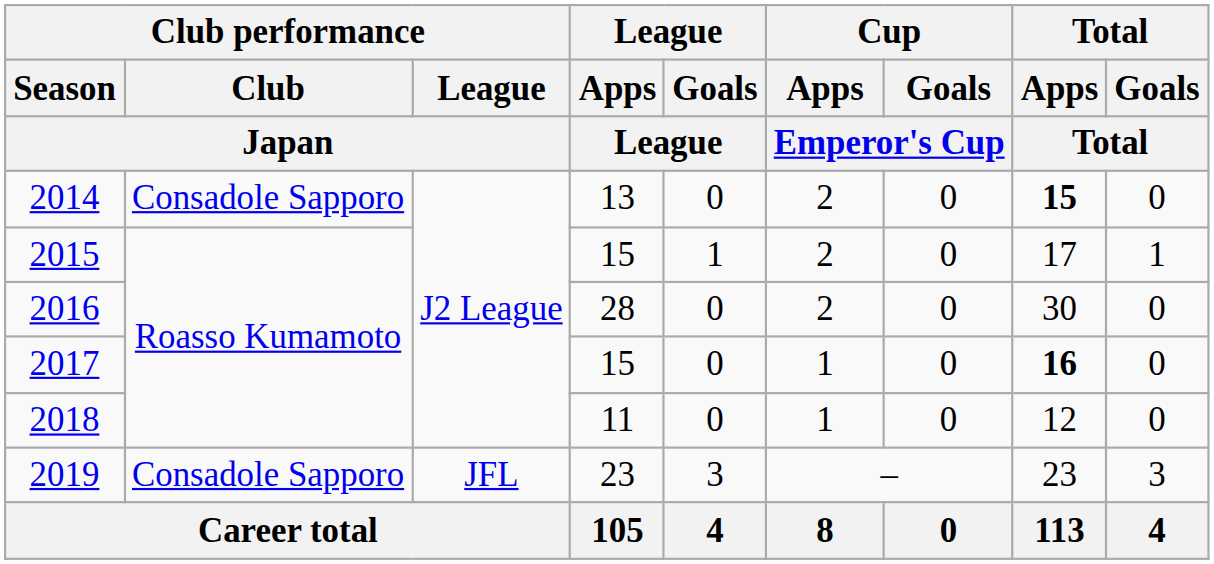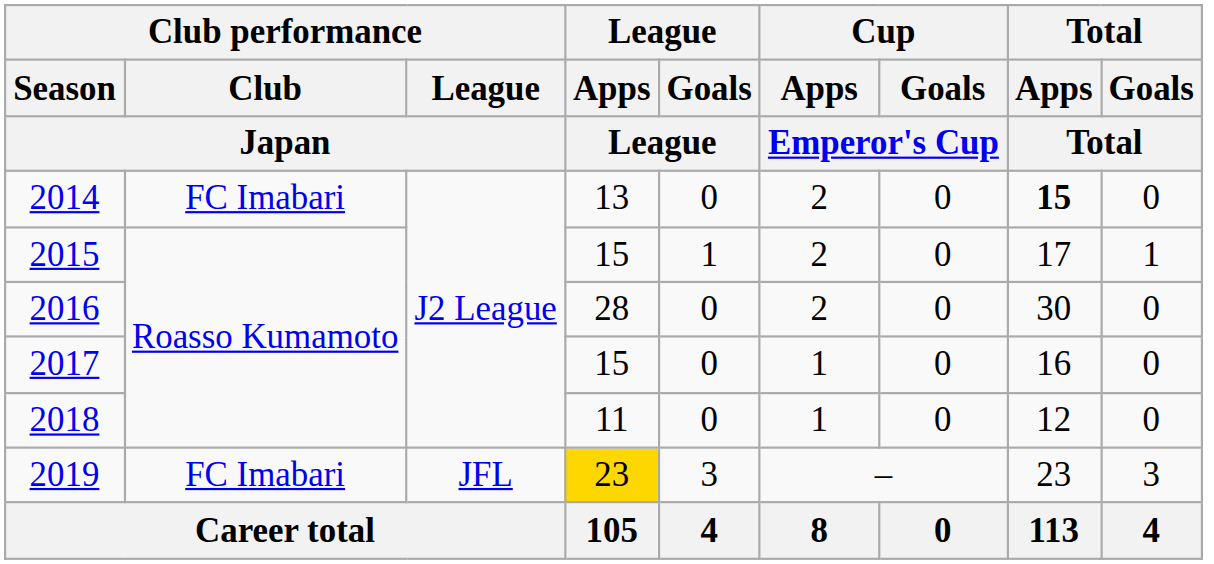(268, 198) Consadole Sapporo -> (265, 198) FC Imabari
(1059, 364) bold -> (1054, 364) normal
(268, 474) Consadole Sapporo -> (265, 474) FC Imabari
(617, 474) no background -> (612, 474) gold background
